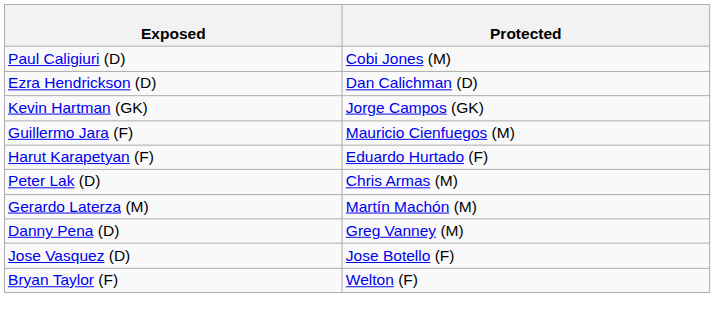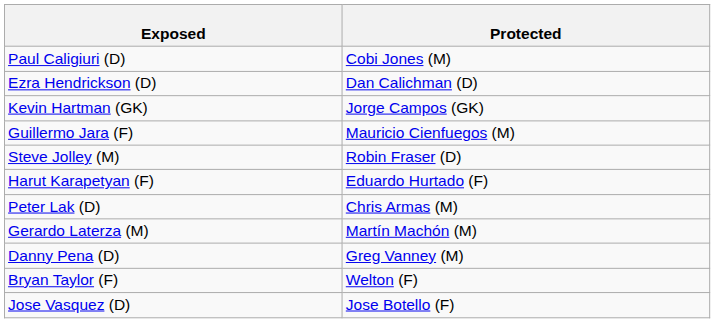+ row: (64, 157)
rows swapped: (63, 280) <-> (69, 255)
